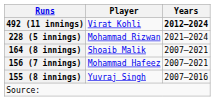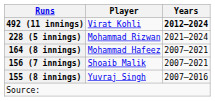(117, 50) Shoaib Malik -> (124, 50) Mohammad Hafeez
(124, 63) Mohammad Hafeez -> (117, 63) Shoaib Malik
